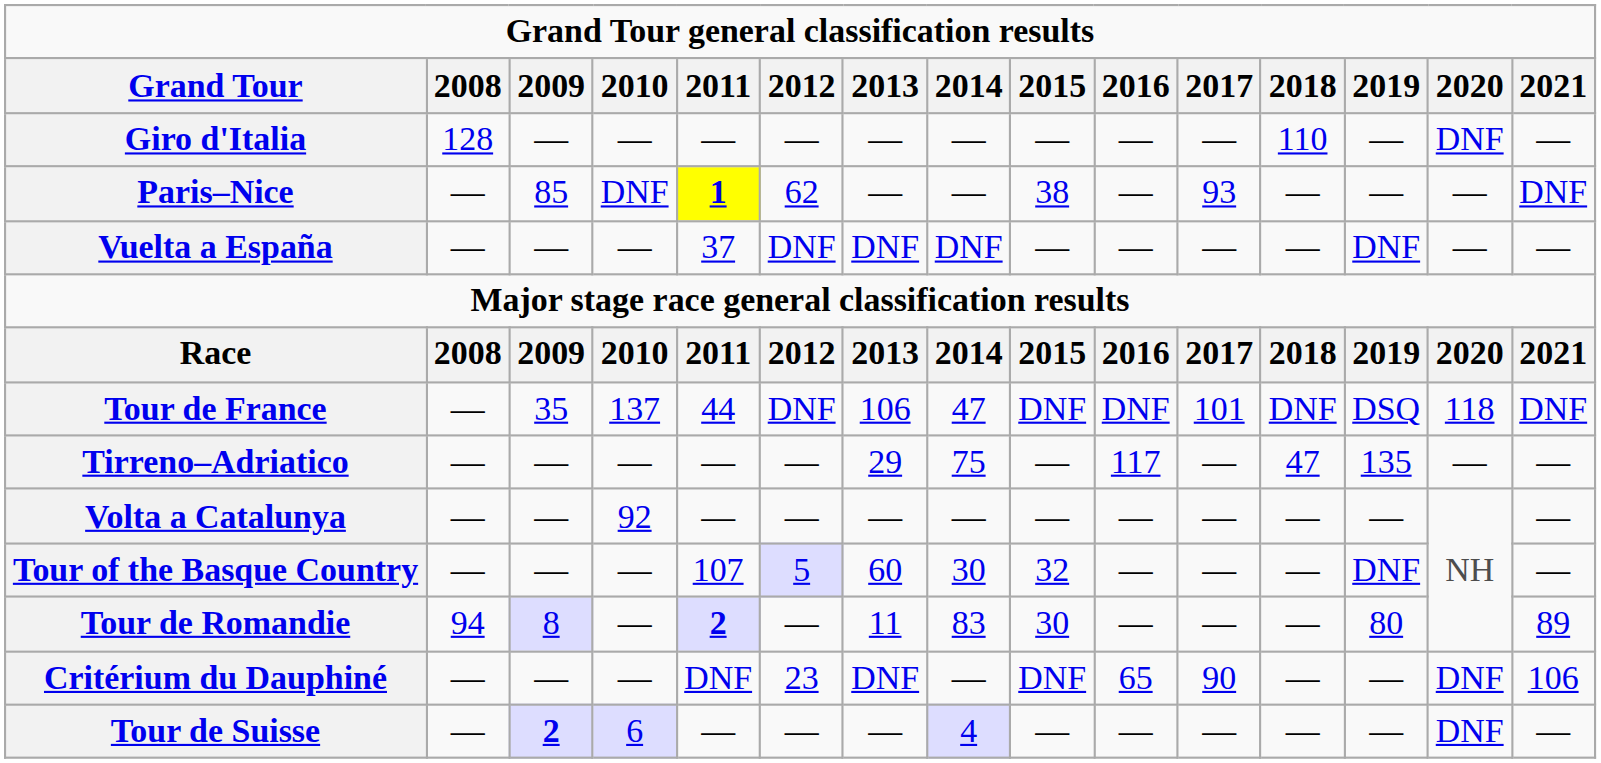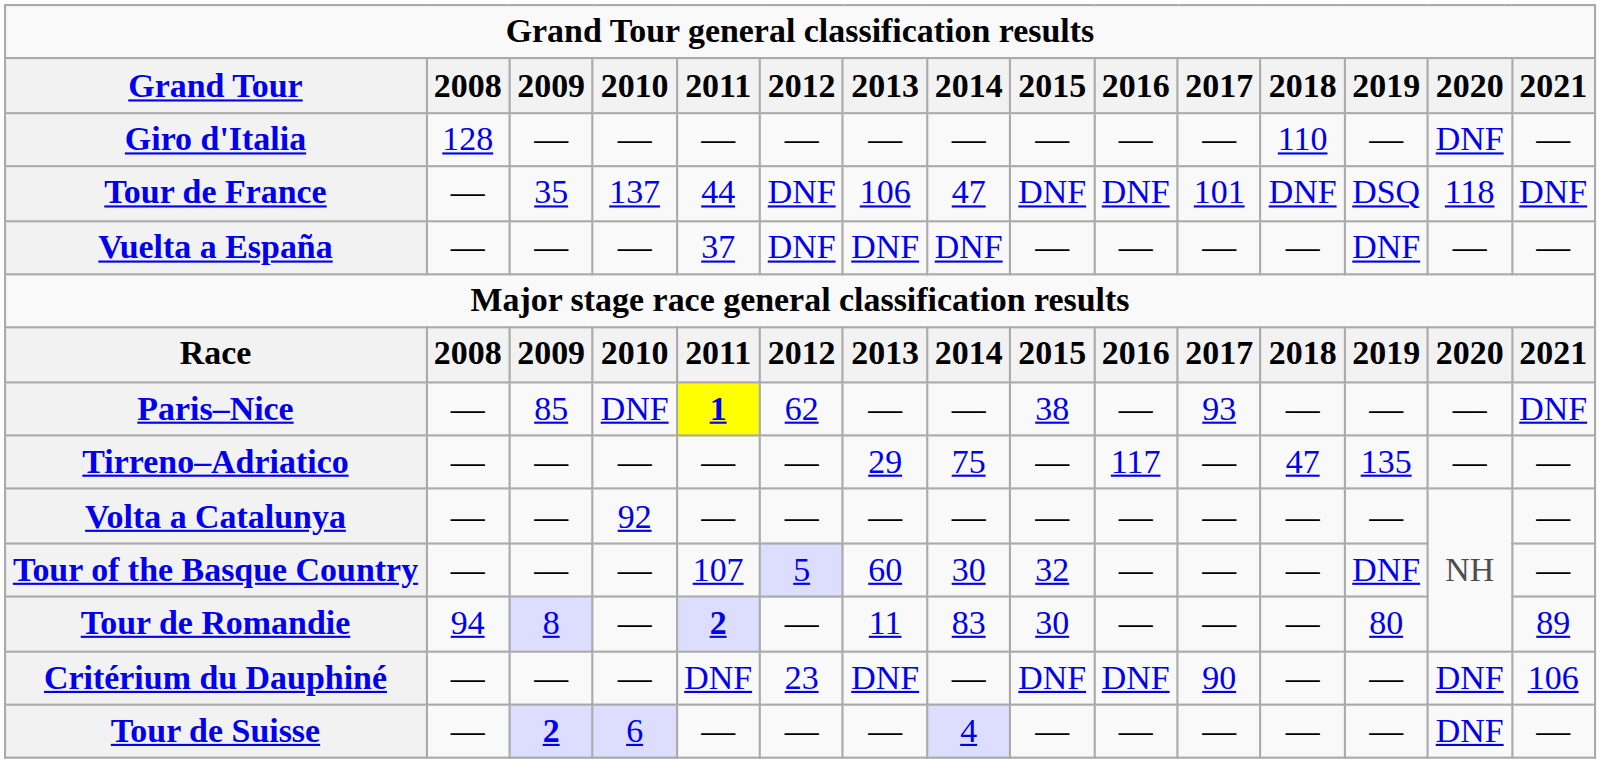rows swapped: (215, 407) <-> (216, 192)
(1136, 676) 65 -> (1136, 676) DNF
